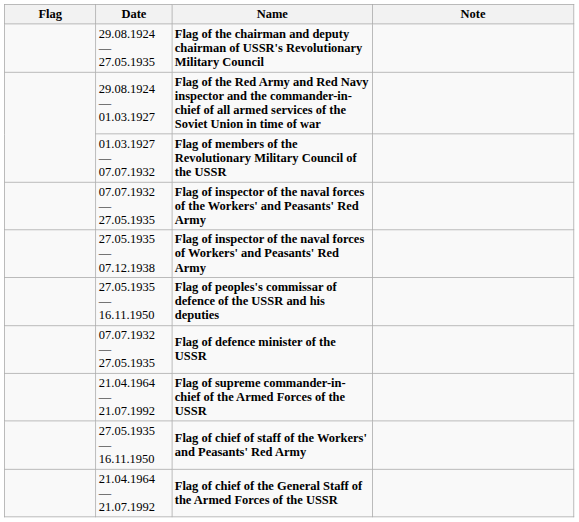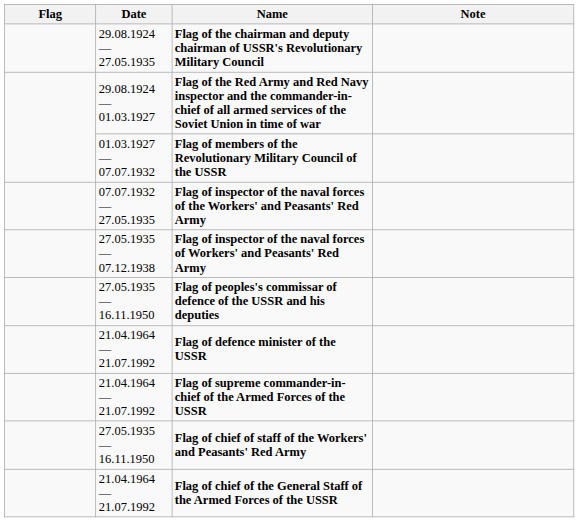(127, 349) 07.07.1932 — 27.05.1935 -> (127, 349) 21.04.1964 — 21.07.1992
